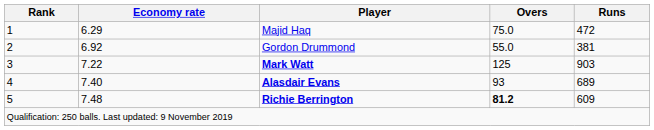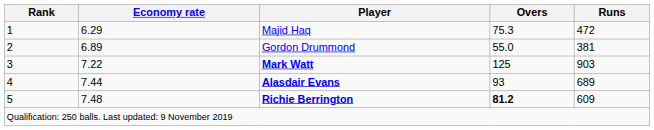(503, 30) 75.0 -> (503, 30) 75.3
(92, 47) 6.92 -> (92, 47) 6.89
(92, 82) 7.40 -> (92, 82) 7.44
